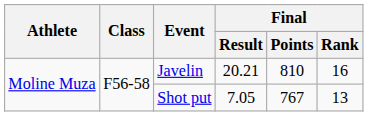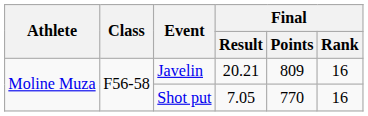(292, 71) 810 -> (292, 71) 809
(292, 97) 767 -> (292, 97) 770
(340, 97) 13 -> (340, 97) 16
